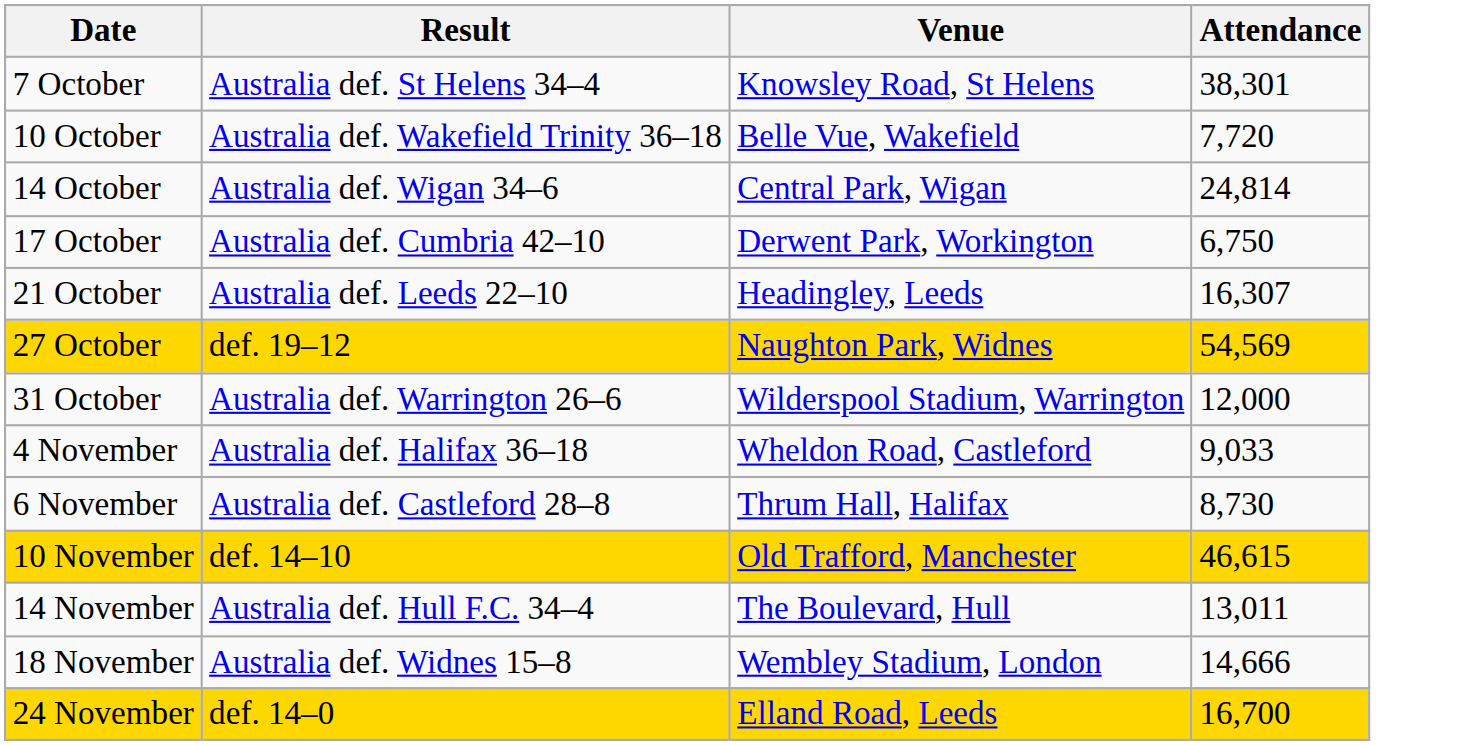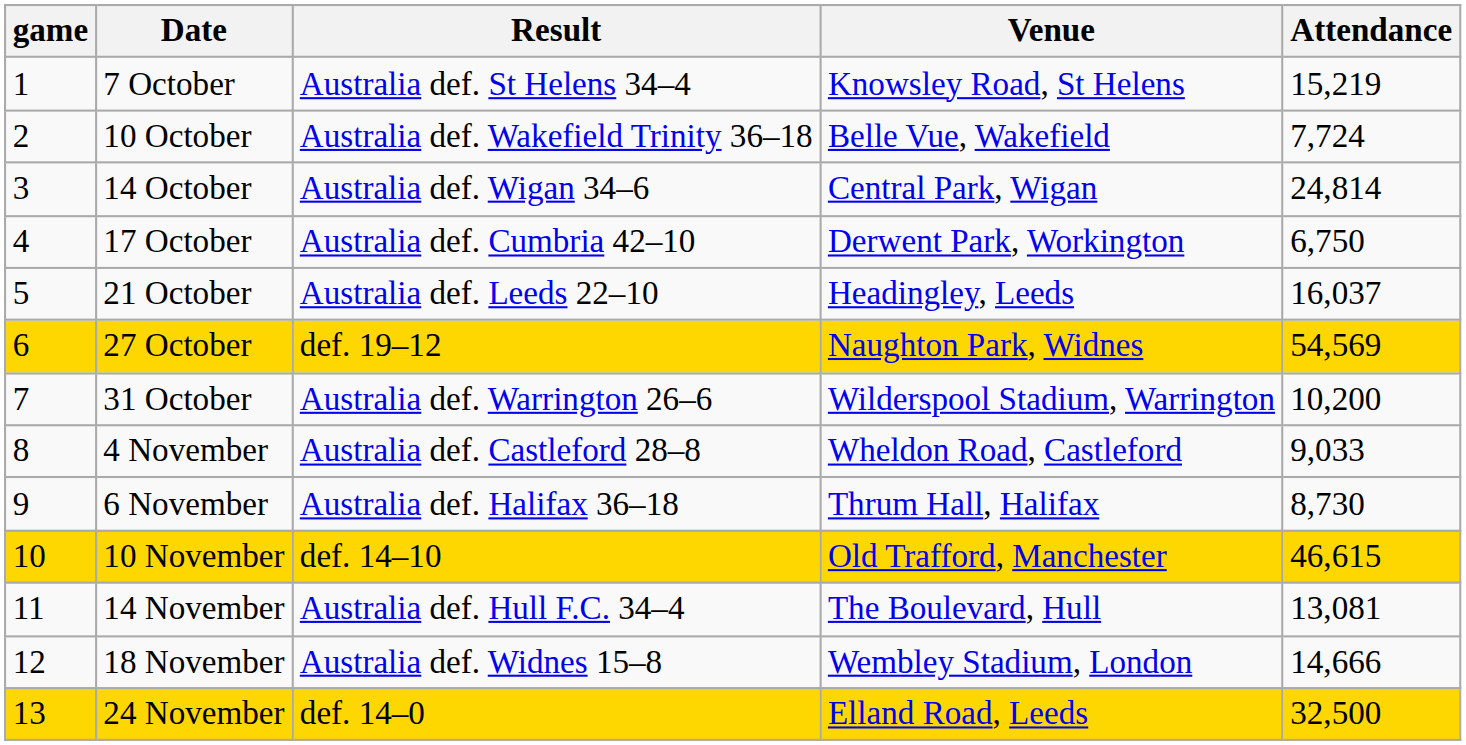+ column: (50, 30)
(1245, 83) 38,301 -> (1336, 83) 15,219
(1237, 135) 7,720 -> (1328, 135) 7,724
(1245, 293) 16,307 -> (1336, 293) 16,037
(1245, 398) 12,000 -> (1336, 398) 10,200
(399, 450) Australia def. Halifax 36–18 -> (500, 450) Australia def. Castleford 28–8
(410, 503) Australia def. Castleford 28–8 -> (489, 503) Australia def. Halifax 36–18
(1244, 608) 13,011 -> (1336, 608) 13,081
(1245, 713) 16,700 -> (1336, 713) 32,500
